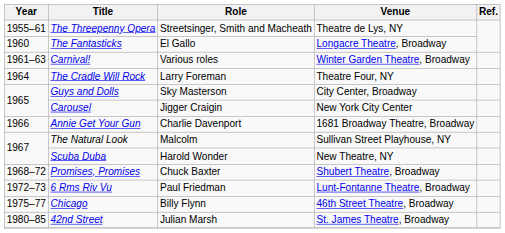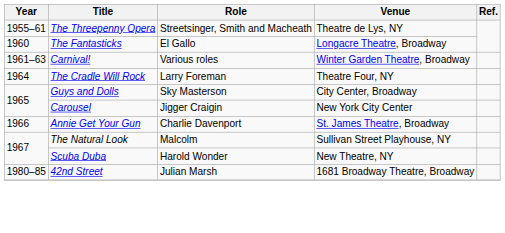(395, 124) 1681 Broadway Theatre, Broadway -> (383, 124) St. James Theatre, Broadway
- row: (95, 172)
- row: (81, 188)
- row: (69, 204)
(383, 220) St. James Theatre, Broadway -> (395, 172) 1681 Broadway Theatre, Broadway
